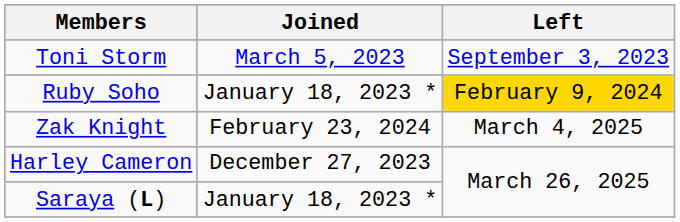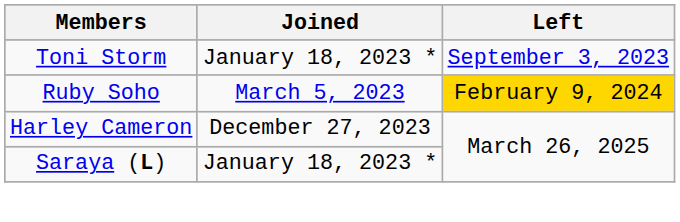(320, 58) March 5, 2023 -> (320, 58) January 18, 2023 *
(320, 93) January 18, 2023 * -> (320, 93) March 5, 2023
- row: (101, 129)
